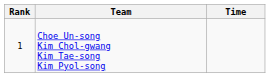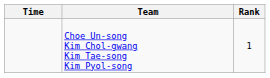columns swapped: (20, 11) <-> (236, 11)
